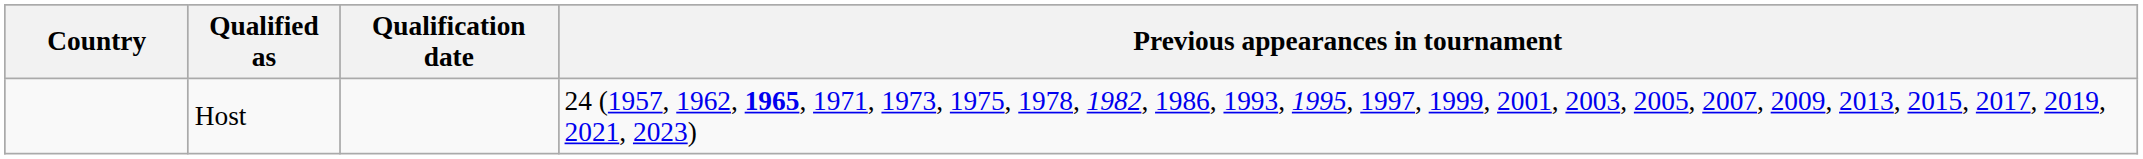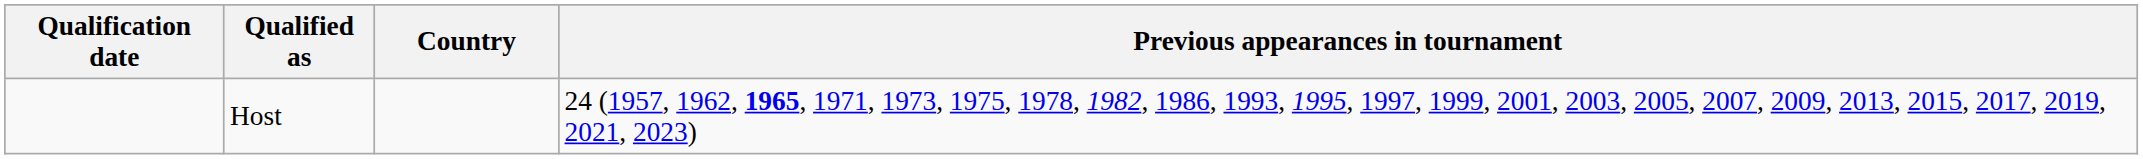columns swapped: (97, 41) <-> (449, 41)
